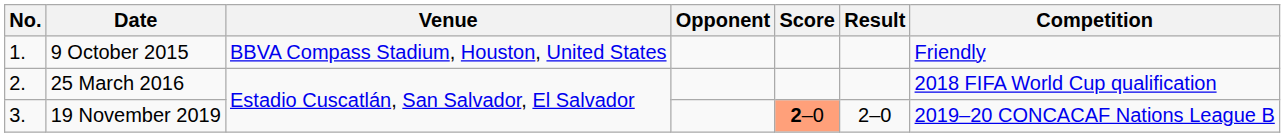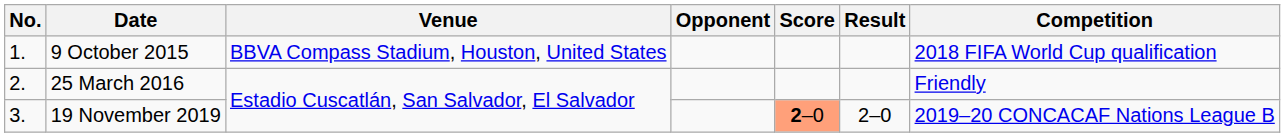(950, 52) Friendly -> (1066, 52) 2018 FIFA World Cup qualification
(1066, 83) 2018 FIFA World Cup qualification -> (950, 83) Friendly
